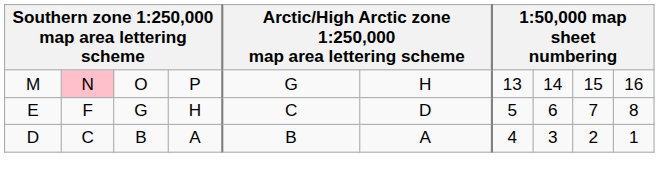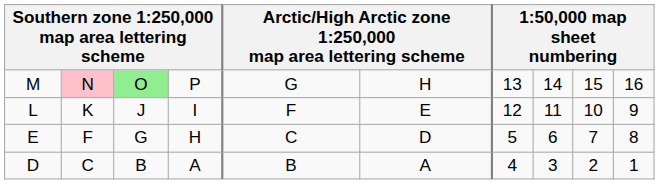(141, 83) no background -> (141, 83) lightgreen background
+ row: (33, 110)
